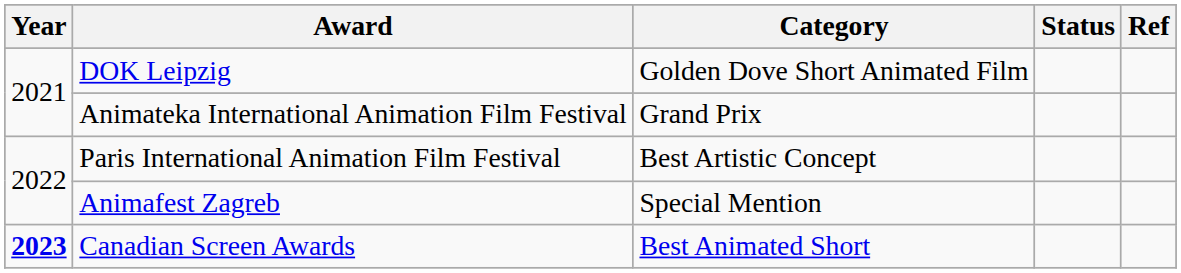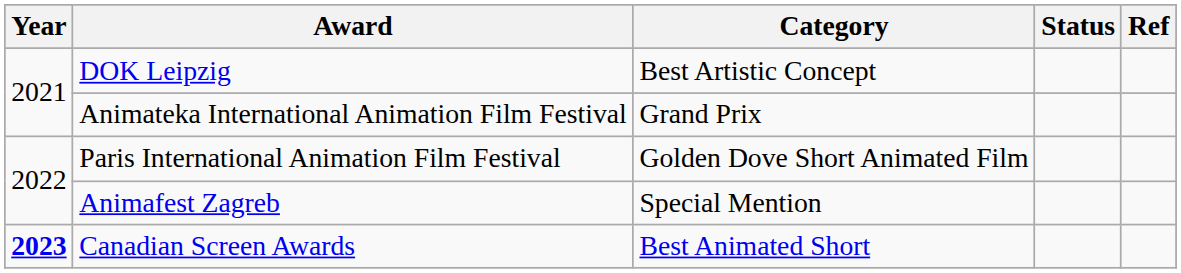(834, 70) Golden Dove Short Animated Film -> (758, 70) Best Artistic Concept
(758, 158) Best Artistic Concept -> (834, 158) Golden Dove Short Animated Film
